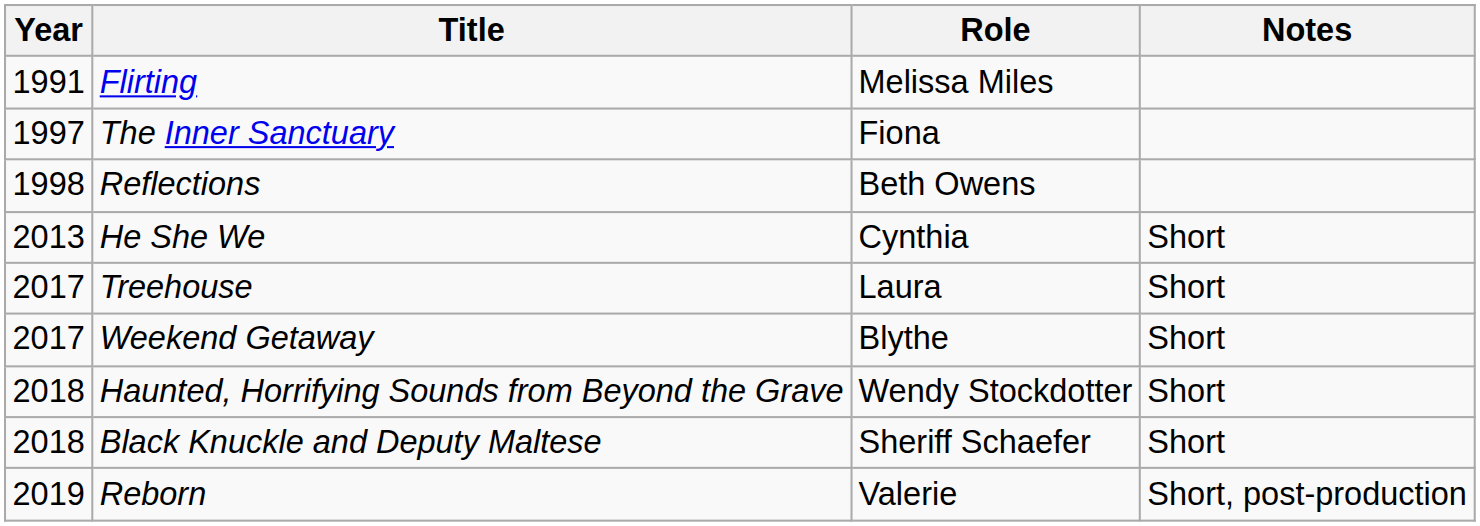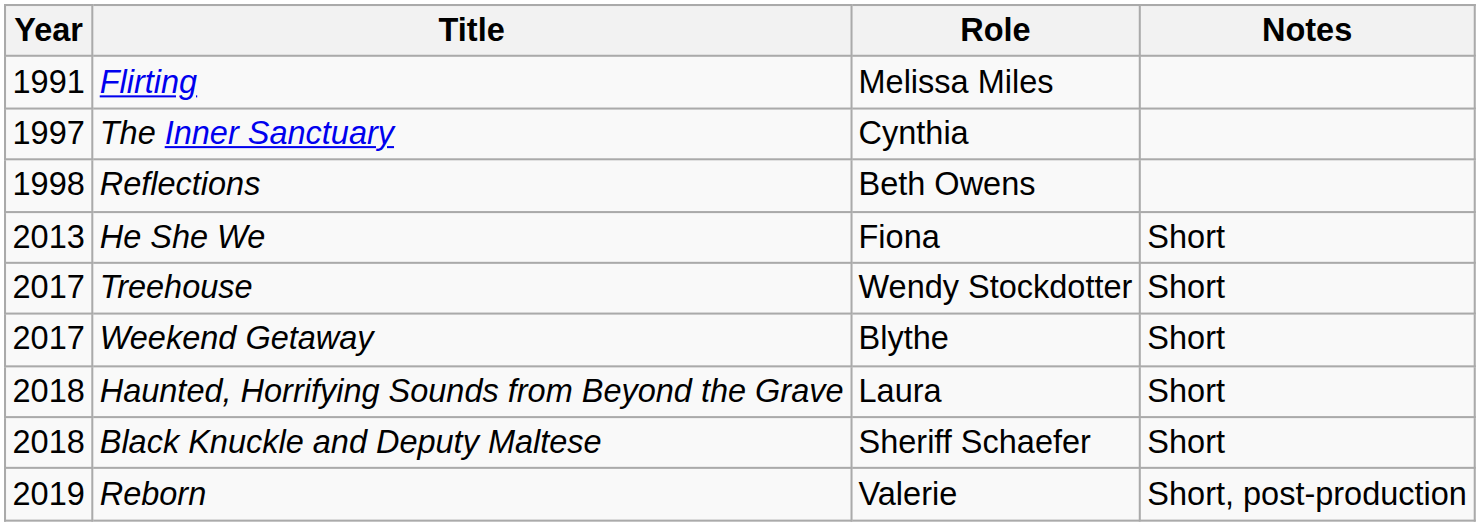(899, 133) Fiona -> (914, 133) Cynthia
(914, 236) Cynthia -> (899, 236) Fiona
(900, 287) Laura -> (995, 287) Wendy Stockdotter
(995, 390) Wendy Stockdotter -> (900, 390) Laura
